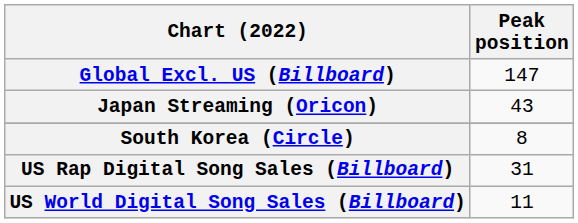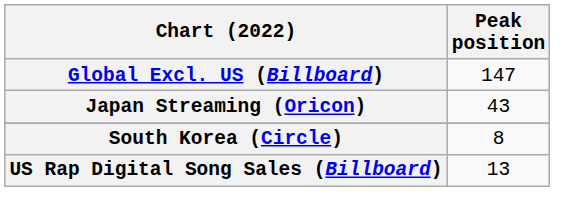(522, 170) 31 -> (498, 170) 13
- row: (238, 202)
